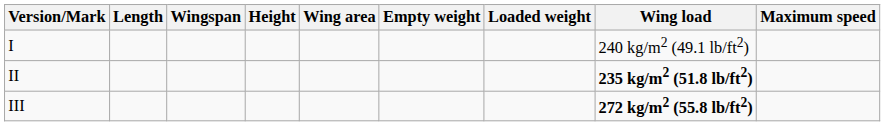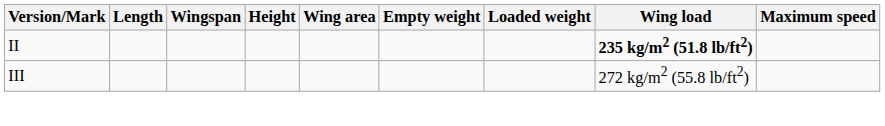- row: (11, 45)
(676, 106) bold -> (674, 75) normal
